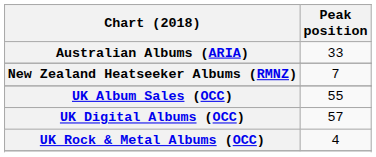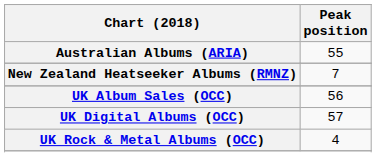(336, 53) 33 -> (336, 53) 55
(336, 96) 55 -> (336, 96) 56
